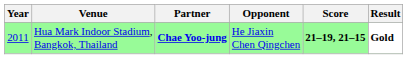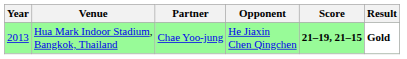(18, 38) 2011 -> (18, 38) 2013
(192, 38) bold -> (190, 38) normal
